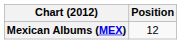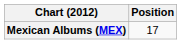(153, 30) 12 -> (153, 30) 17
